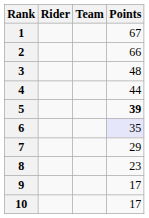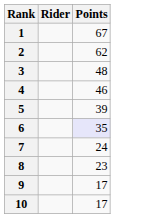- column: (90, 14)
(135, 52) 66 -> (102, 52) 62
(135, 90) 44 -> (102, 90) 46
(135, 109) bold -> (102, 109) normal
(135, 147) 29 -> (102, 147) 24
